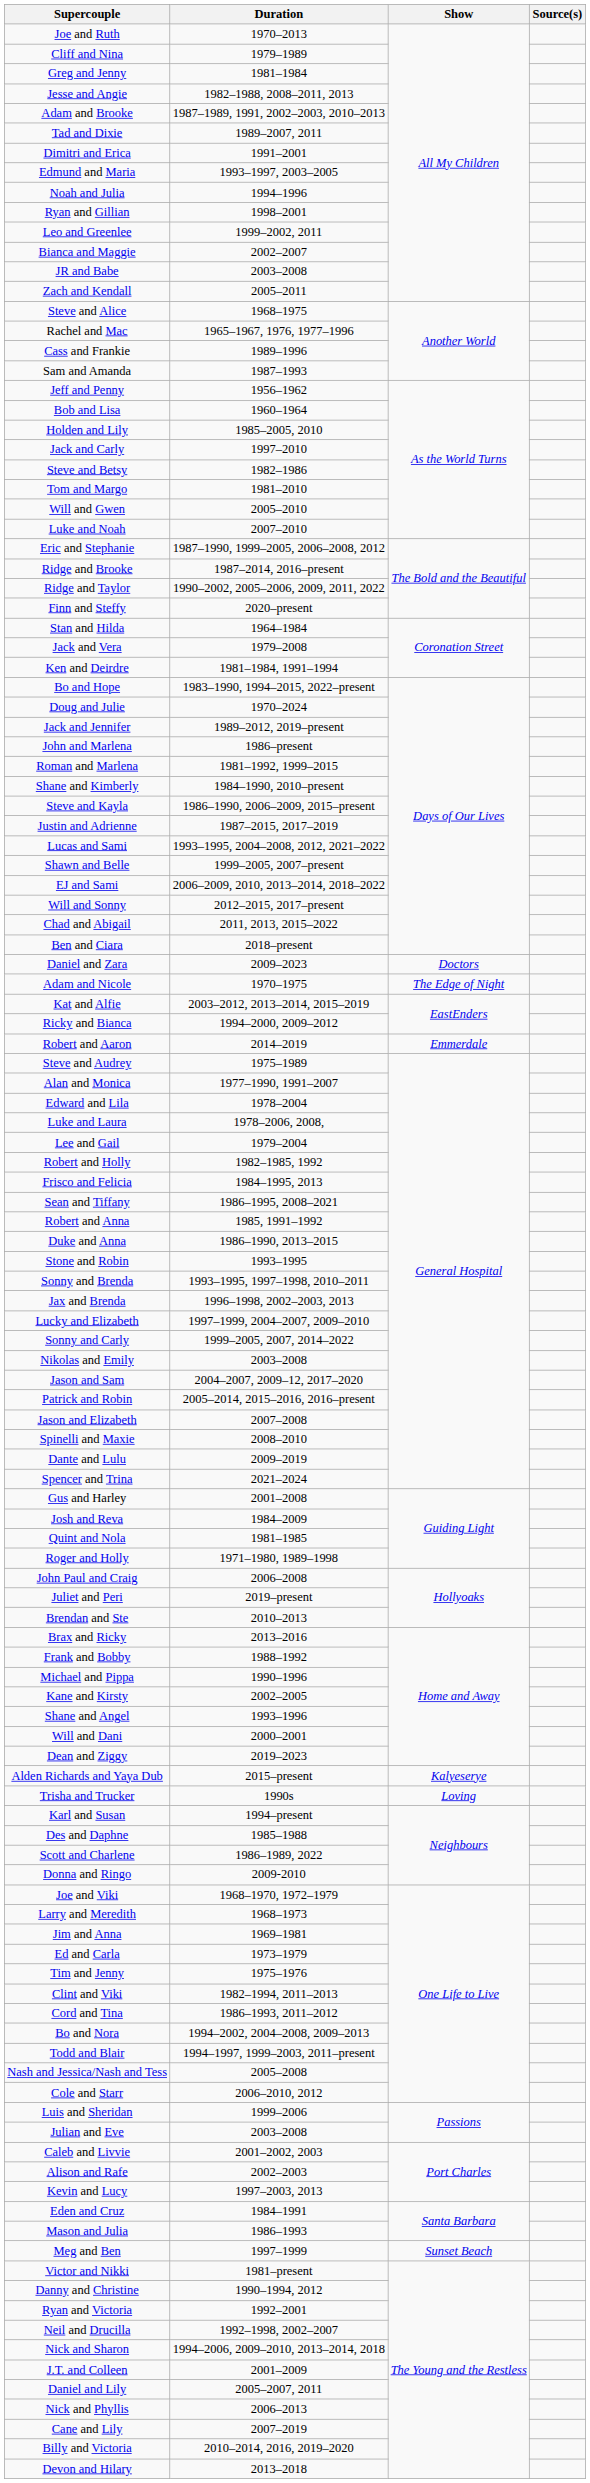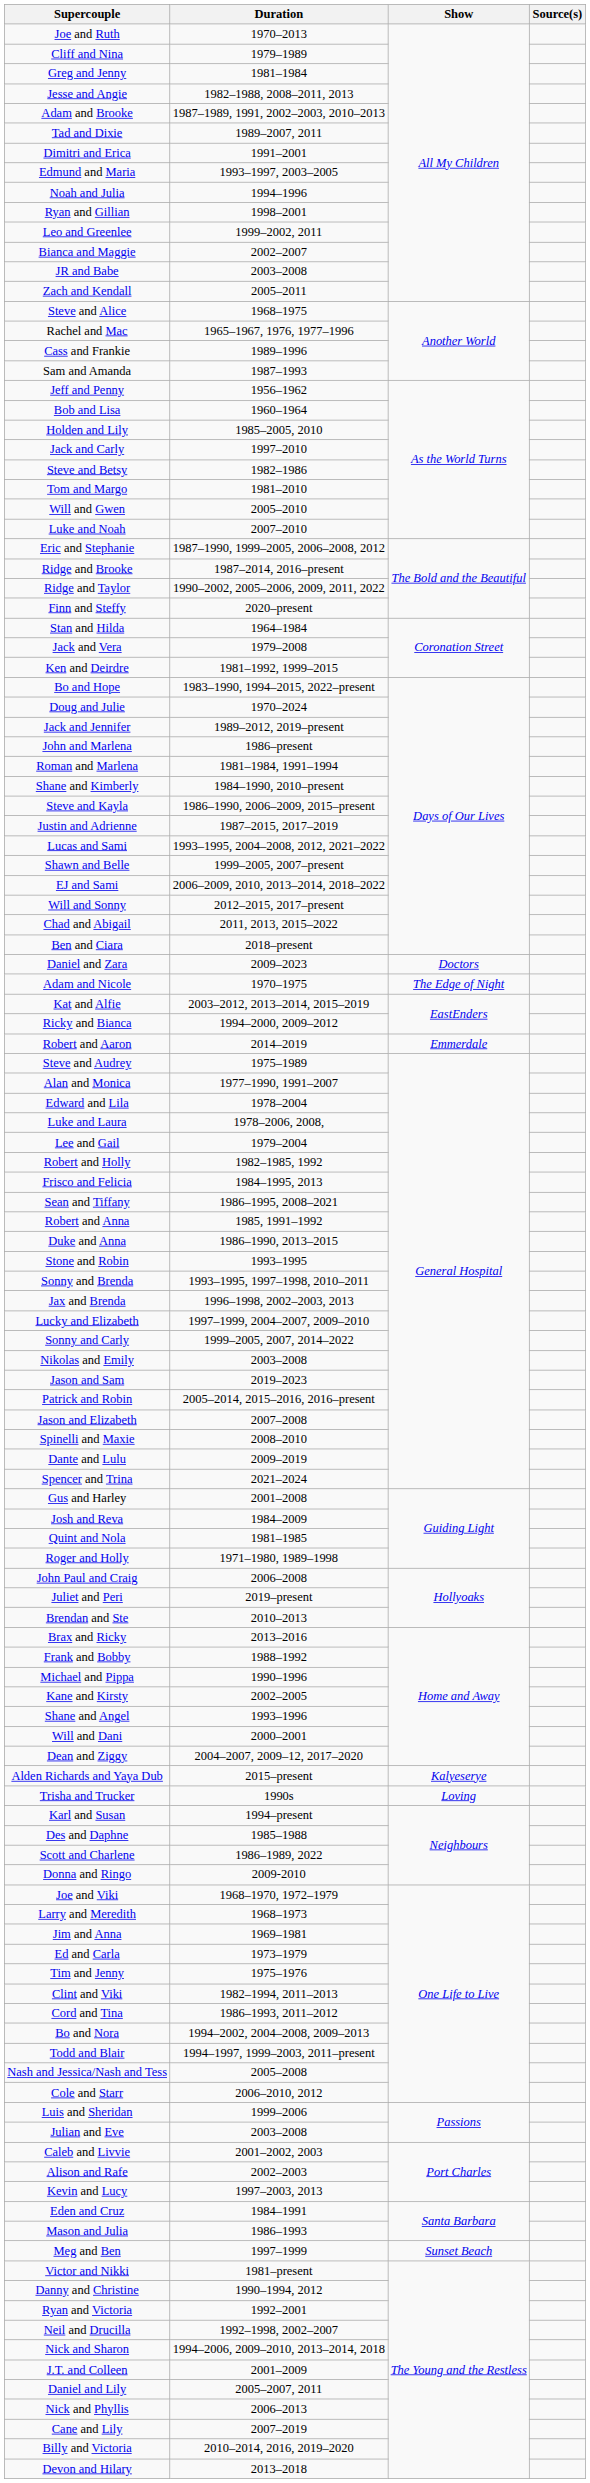(279, 667) 1981–1984, 1991–1994 -> (279, 667) 1981–1992, 1999–2015
(279, 766) 1981–1992, 1999–2015 -> (279, 766) 1981–1984, 1991–1994
(279, 1380) 2004–2007, 2009–12, 2017–2020 -> (279, 1380) 2019–2023
(279, 1756) 2019–2023 -> (279, 1756) 2004–2007, 2009–12, 2017–2020
